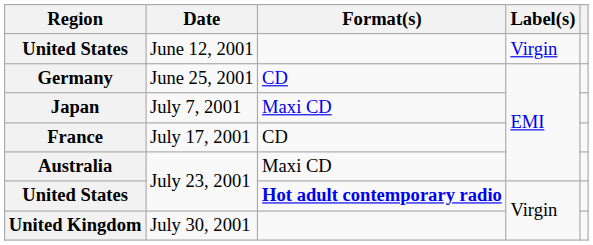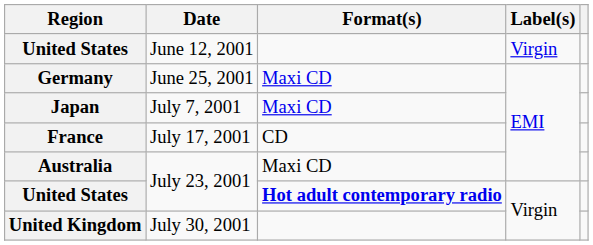(275, 78) CD -> (297, 78) Maxi CD
